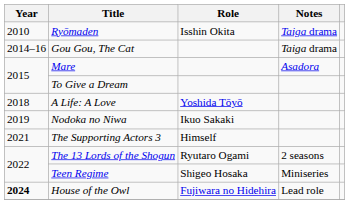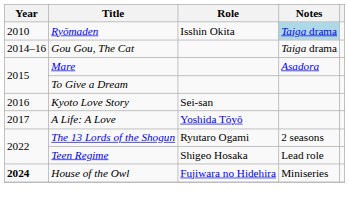(309, 31) no background -> (309, 31) lightblue background
+ row: (90, 102)
(18, 102) 2018 -> (18, 119) 2017
- row: (89, 119)
- row: (106, 137)
(305, 173) Miniseries -> (302, 155) Lead role
(302, 191) Lead role -> (305, 173) Miniseries
